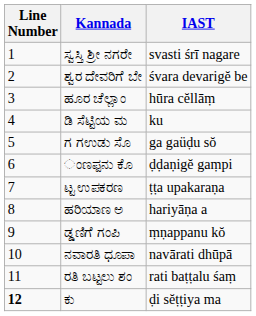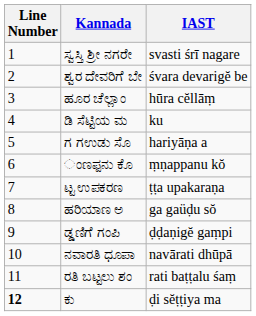(183, 143) ga gaüḍu sŏ -> (178, 143) hariyāṇa a
(191, 165) ḍḍaṇigĕ gaṃpi -> (187, 165) ṃṇappanu kŏ
(178, 210) hariyāṇa a -> (183, 210) ga gaüḍu sŏ
(187, 232) ṃṇappanu kŏ -> (191, 232) ḍḍaṇigĕ gaṃpi
